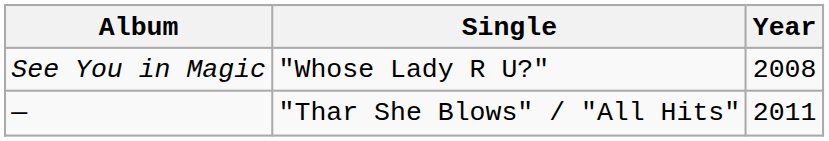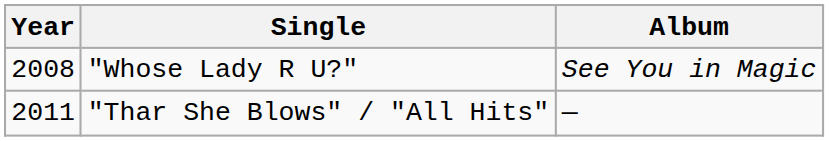columns swapped: (785, 27) <-> (139, 27)
